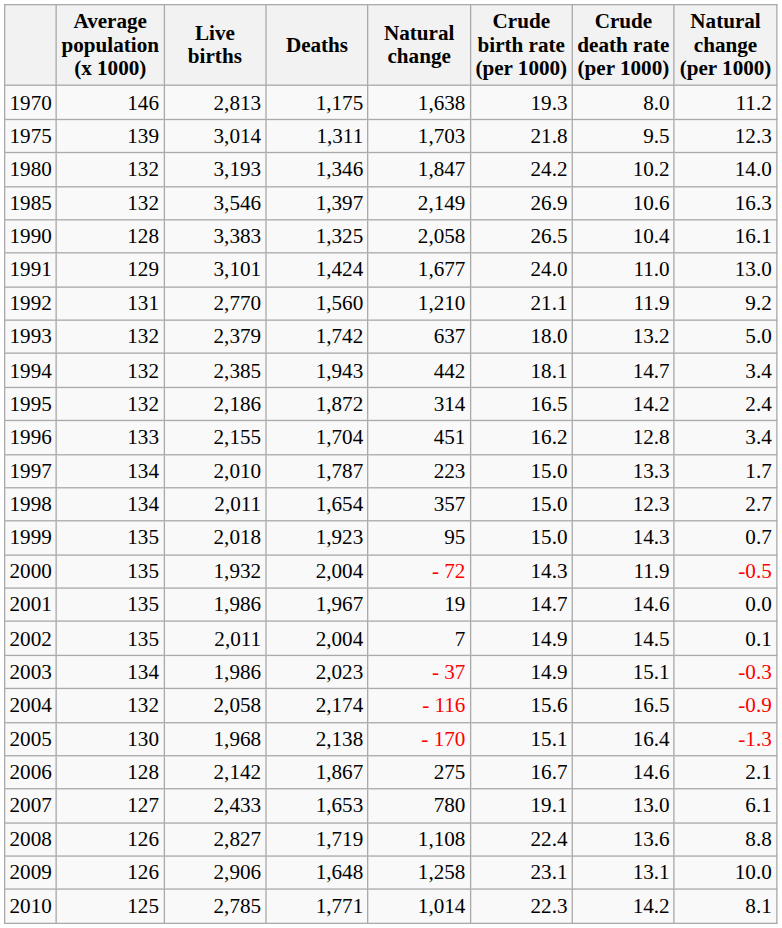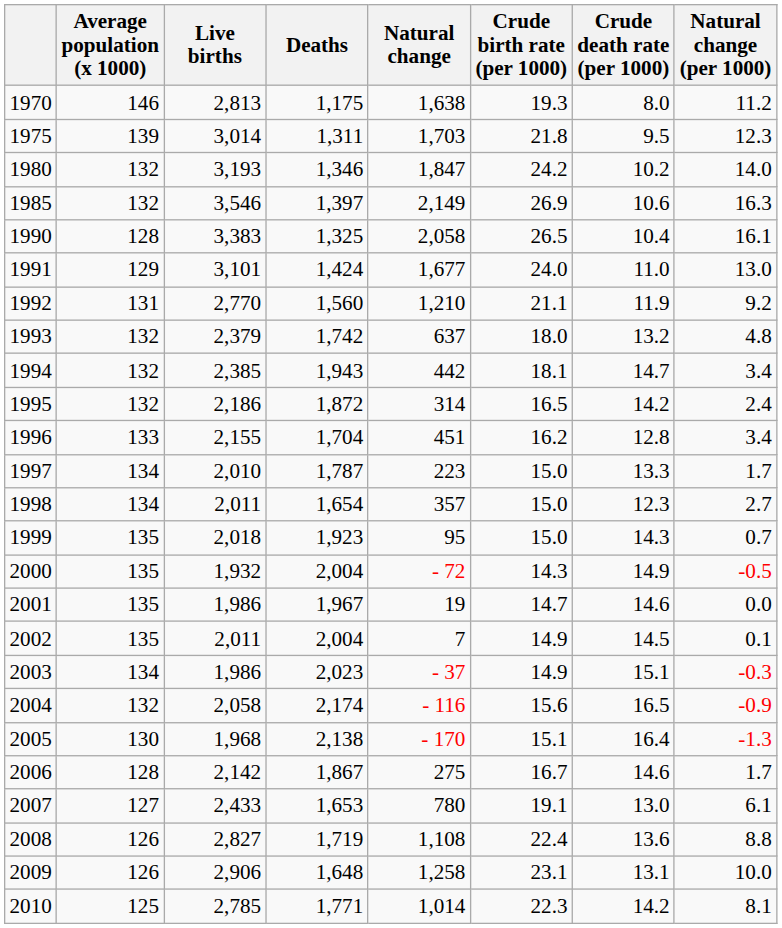(759, 336) 5.0 -> (759, 336) 4.8
(652, 571) 11.9 -> (651, 571) 14.9
(759, 772) 2.1 -> (759, 772) 1.7
